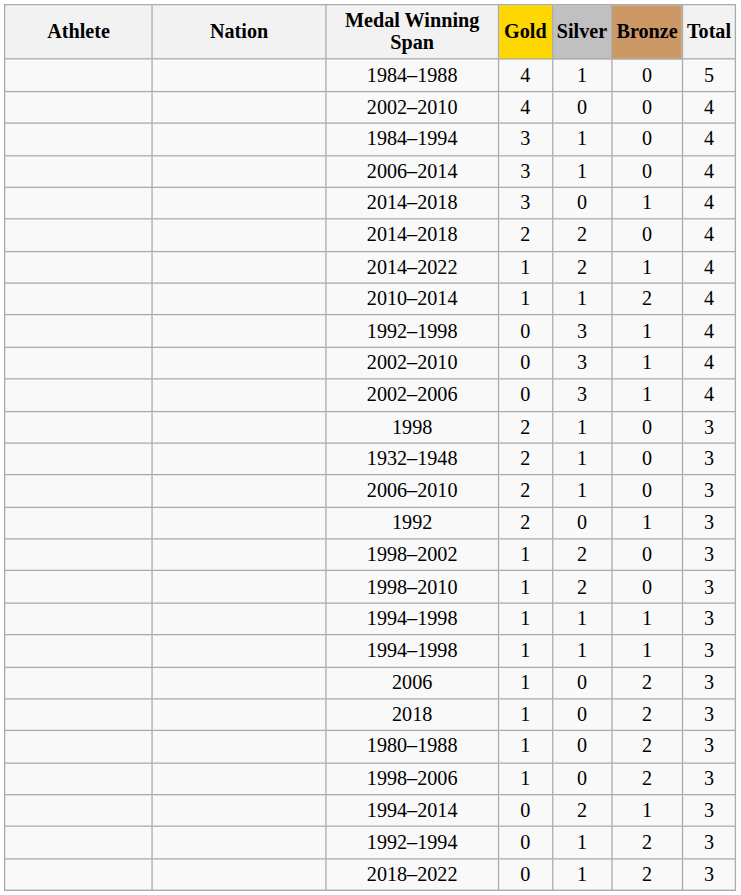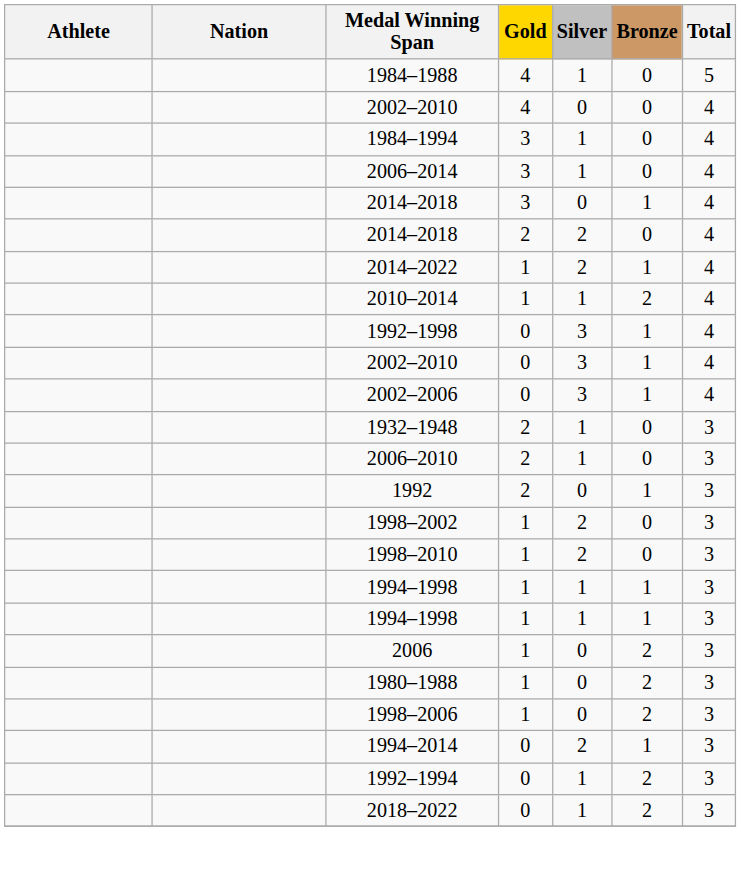- row: (412, 426)
- row: (412, 714)
